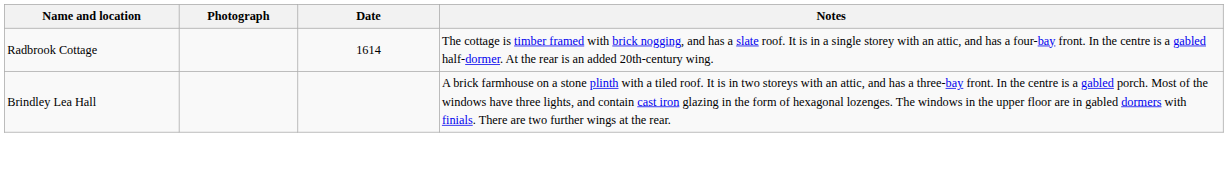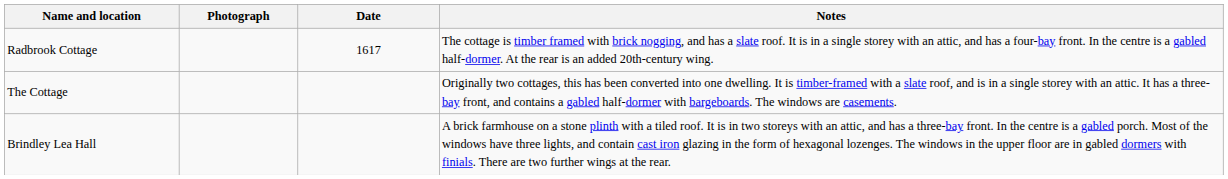(368, 49) 1614 -> (368, 49) 1617
+ row: (38, 92)
